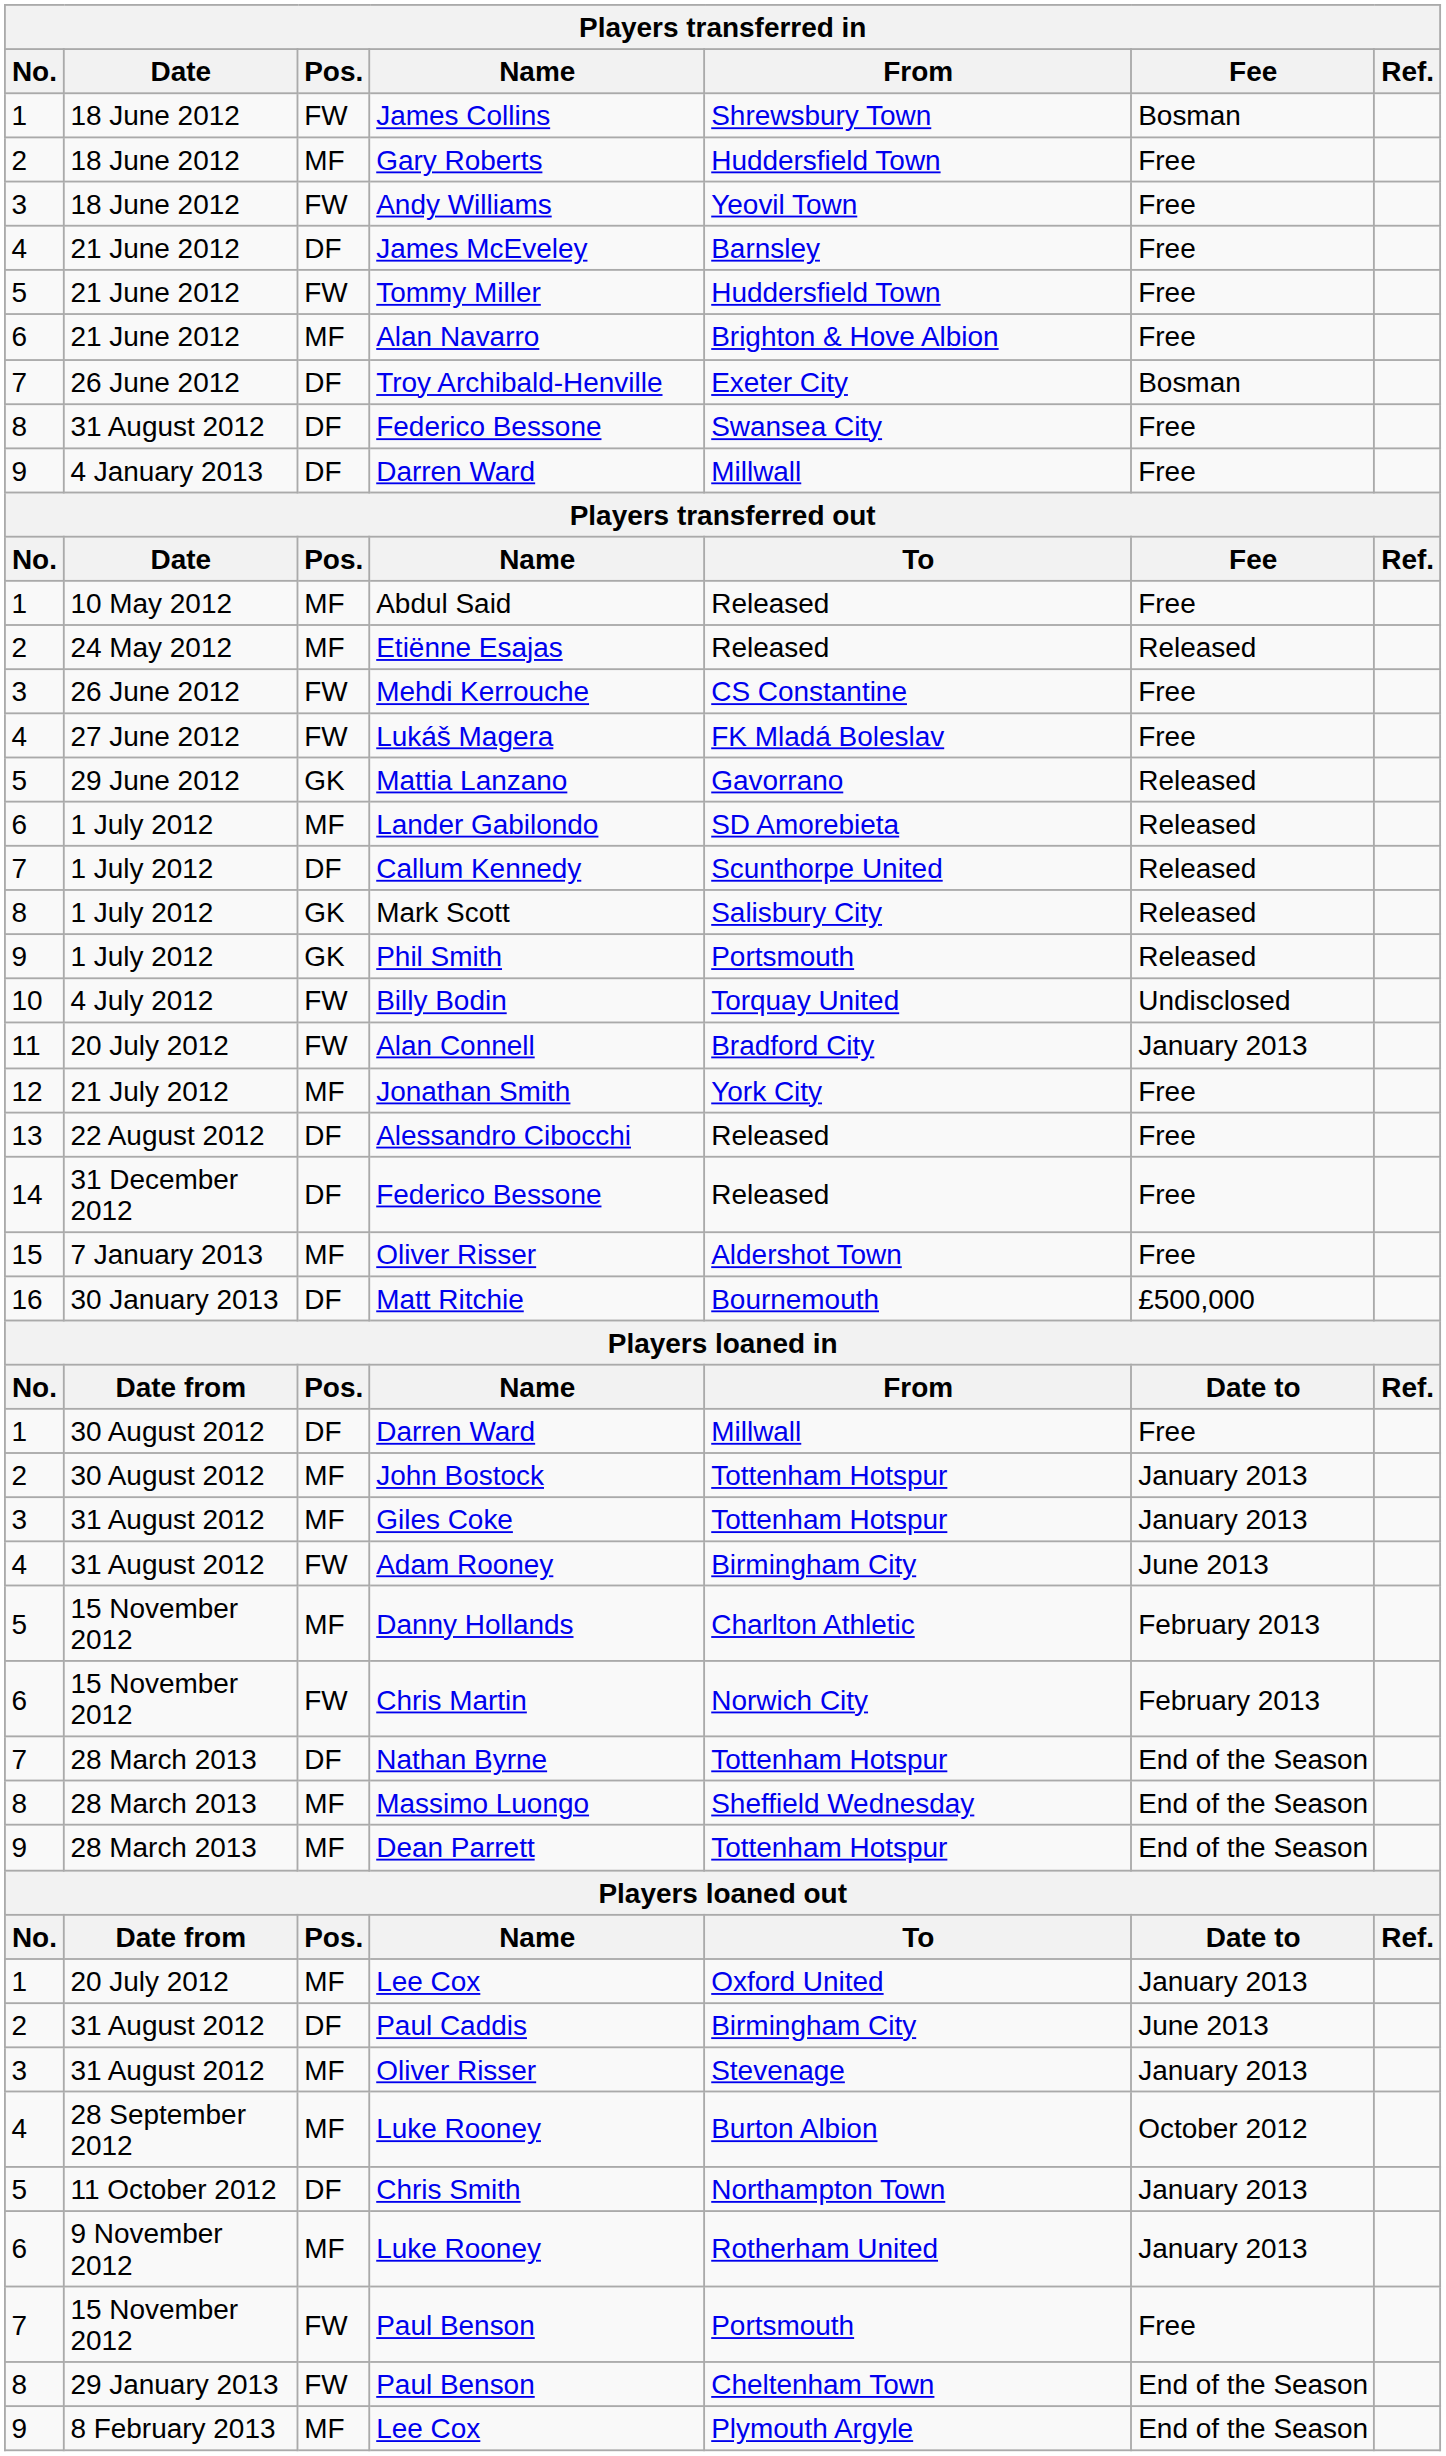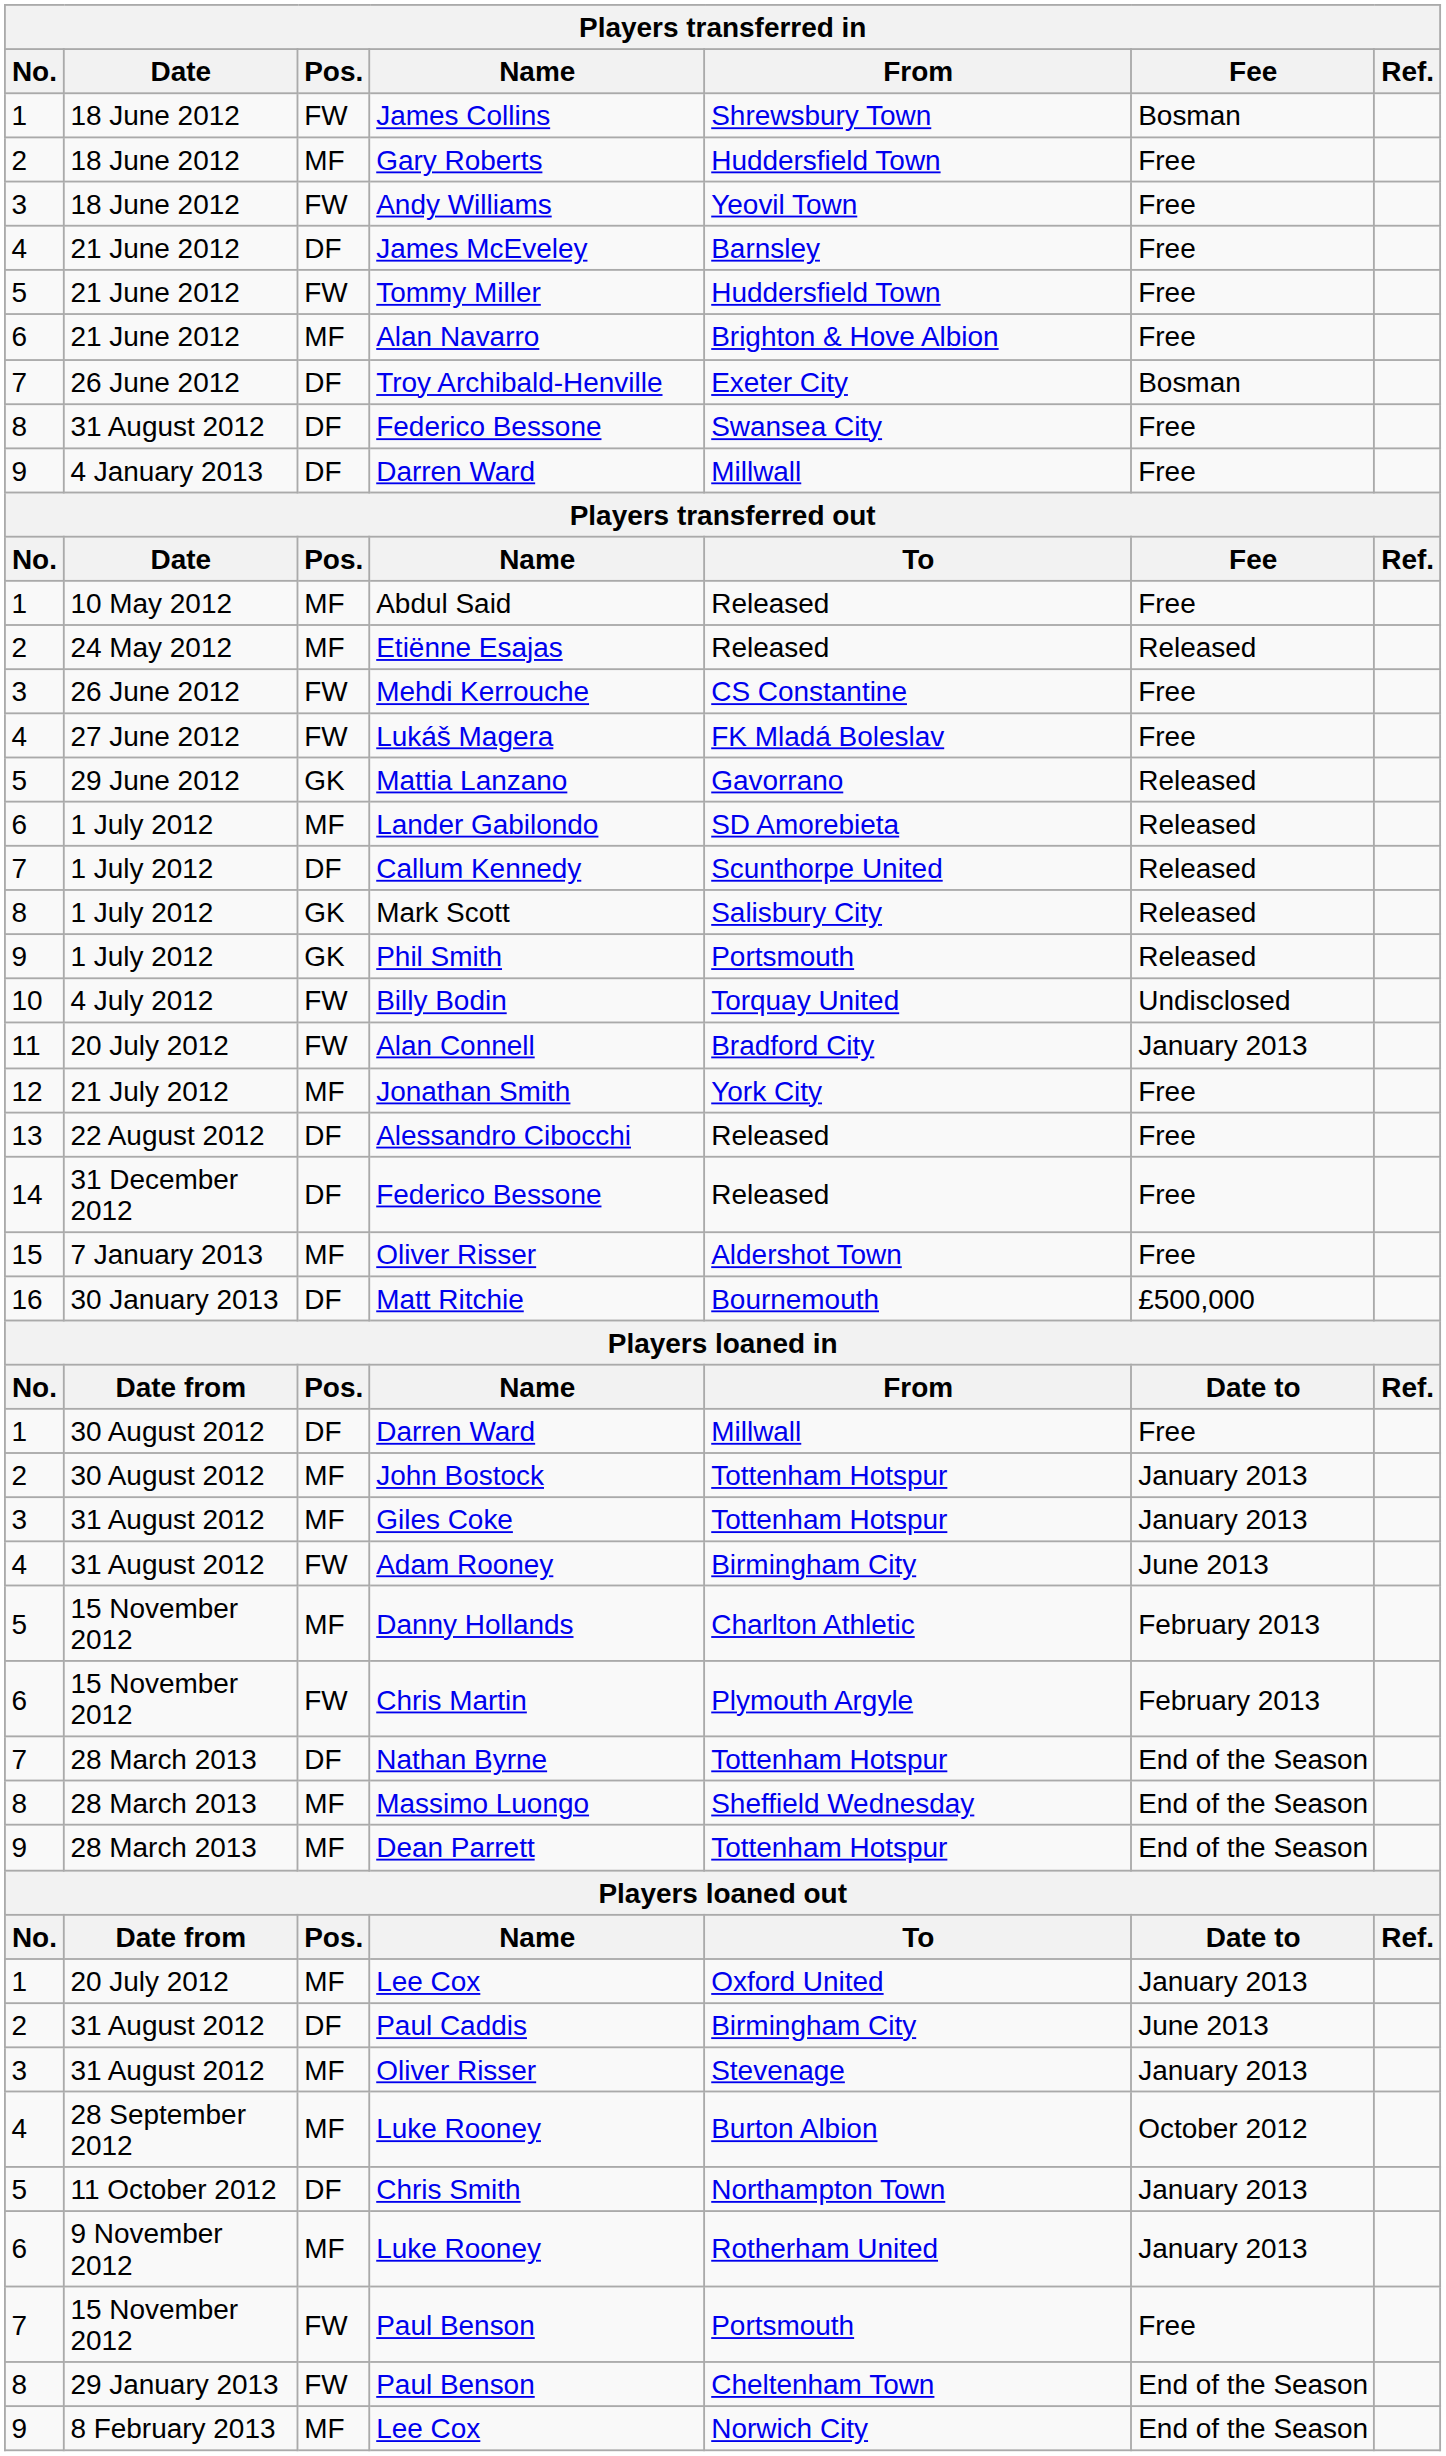(790, 1699) Norwich City -> (812, 1699) Plymouth Argyle
(812, 2429) Plymouth Argyle -> (790, 2429) Norwich City
